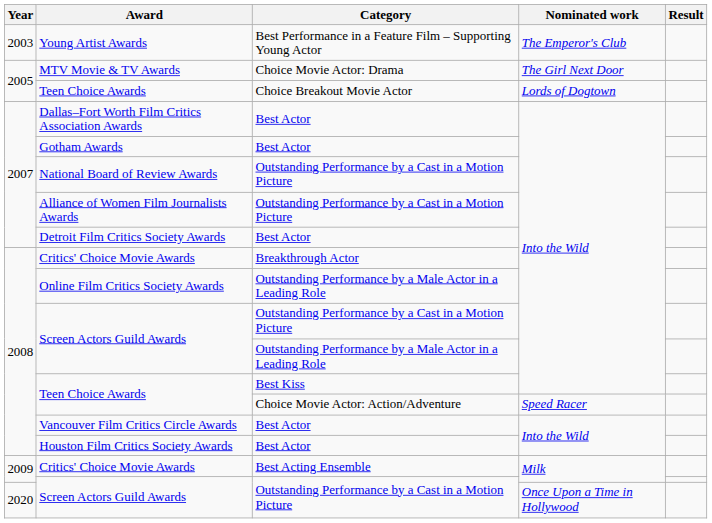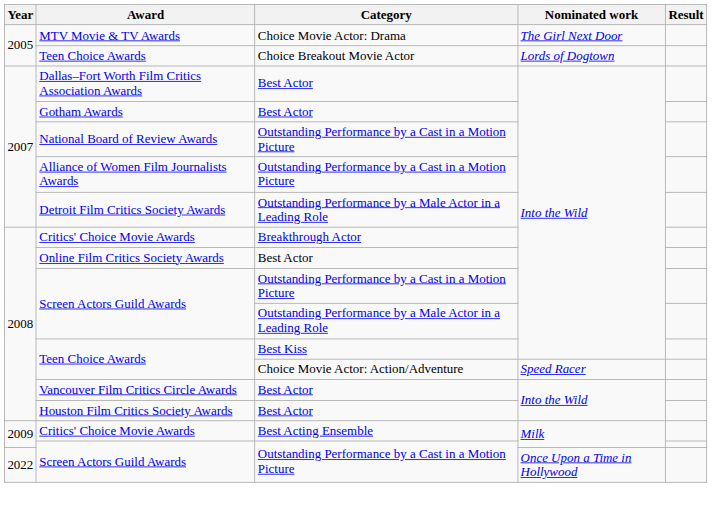- row: (93, 42)
(283, 237) Best Actor -> (379, 209) Outstanding Performance by a Male Actor in a Leading Role
(377, 285) Outstanding Performance by a Male Actor in a Leading Role -> (285, 258) Best Actor
(20, 500) 2020 -> (20, 464) 2022
